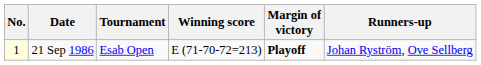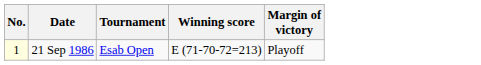- column: (400, 22)
(286, 50) bold -> (286, 50) normal
